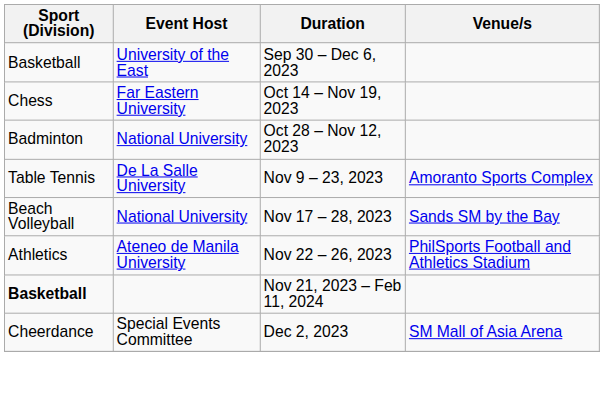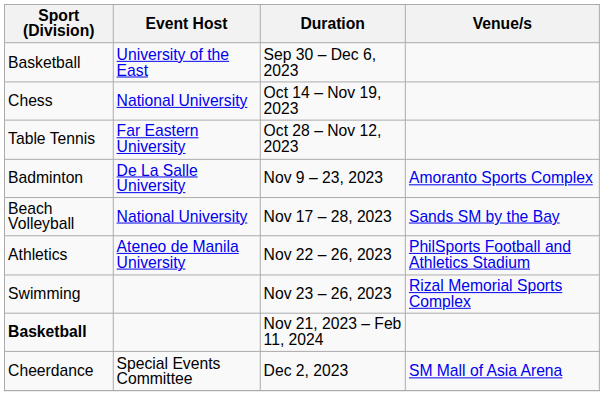(158, 100) Far Eastern University -> (182, 100) National University
(46, 139) Badminton -> (52, 139) Table Tennis
(182, 139) National University -> (158, 139) Far Eastern University
(52, 178) Table Tennis -> (46, 178) Badminton
+ row: (328, 293)
